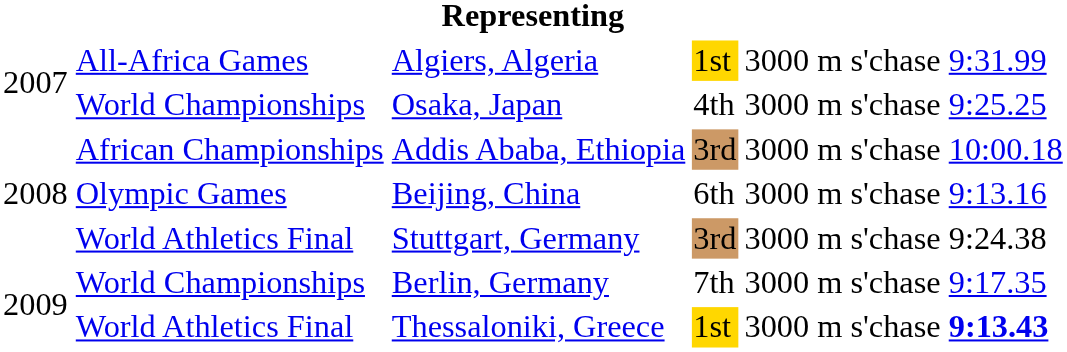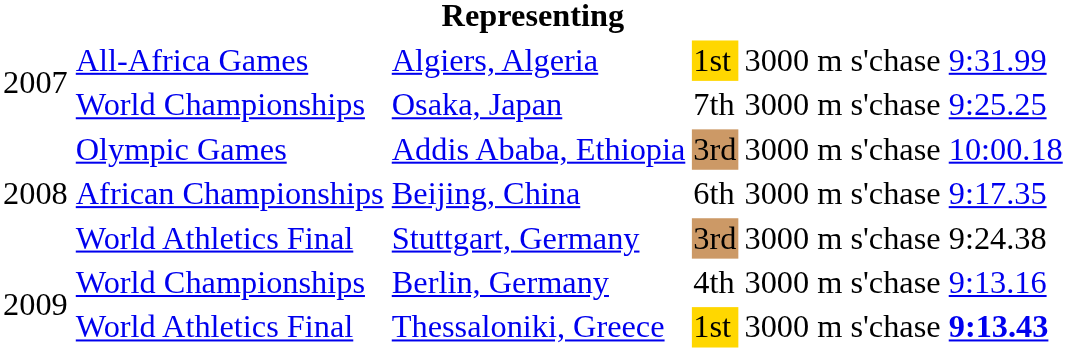(714, 104) 4th -> (714, 104) 7th
(230, 149) African Championships -> (181, 149) Olympic Games
(181, 193) Olympic Games -> (230, 193) African Championships
(998, 193) 9:13.16 -> (998, 193) 9:17.35
(714, 282) 7th -> (714, 282) 4th
(998, 282) 9:17.35 -> (998, 282) 9:13.16
